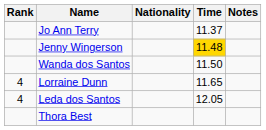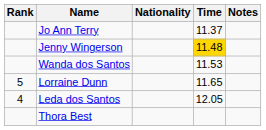(209, 64) 11.50 -> (209, 64) 11.53
(20, 82) 4 -> (20, 82) 5
